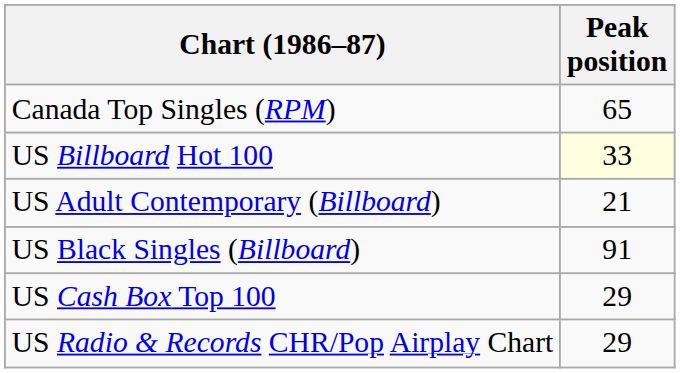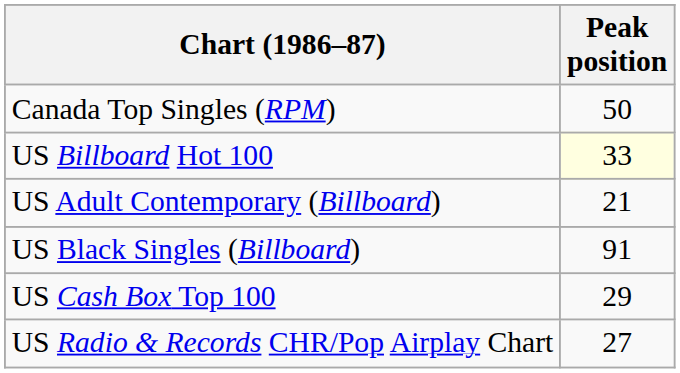(617, 108) 65 -> (617, 108) 50
(617, 342) 29 -> (617, 342) 27
